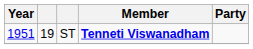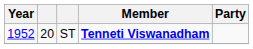(21, 33) 1951 -> (21, 33) 1952
(47, 33) 19 -> (47, 33) 20
